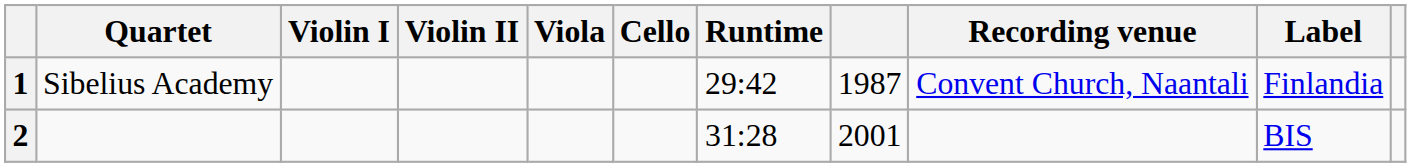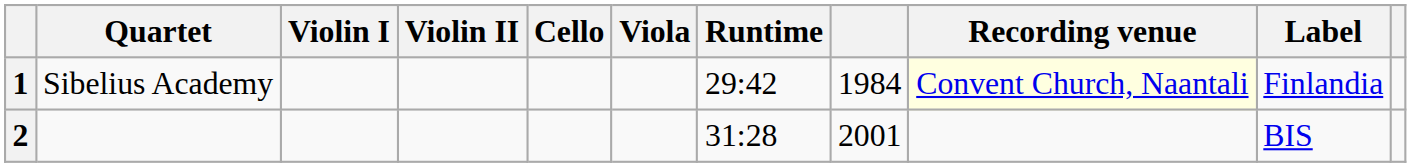columns swapped: (569, 30) <-> (655, 30)
(870, 83) 1987 -> (870, 83) 1984
(1082, 83) no background -> (1082, 83) lightyellow background
